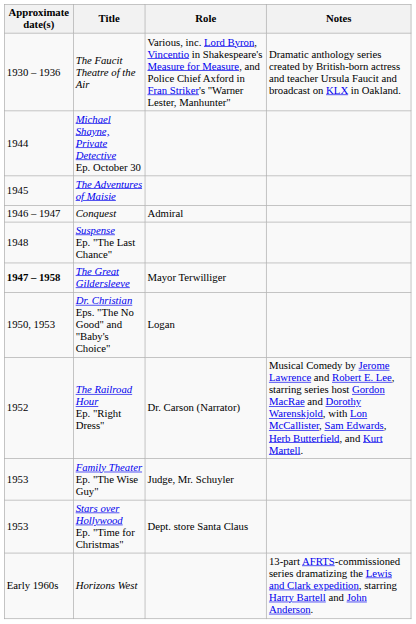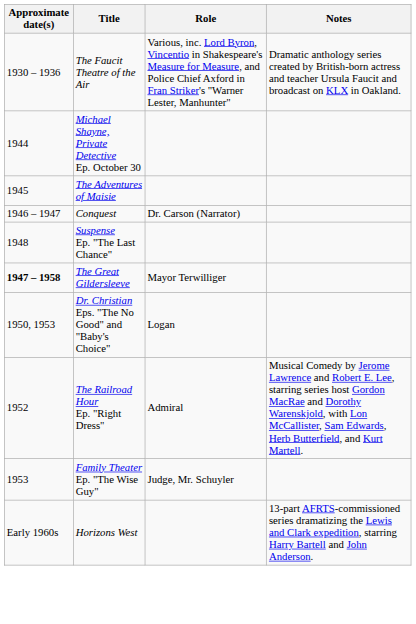(165, 213) Admiral -> (194, 213) Dr. Carson (Narrator)
(194, 408) Dr. Carson (Narrator) -> (165, 408) Admiral
- row: (105, 526)
